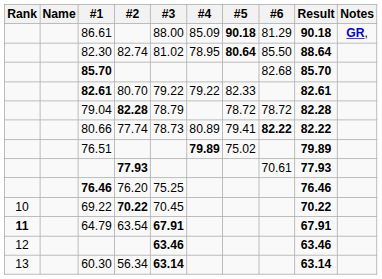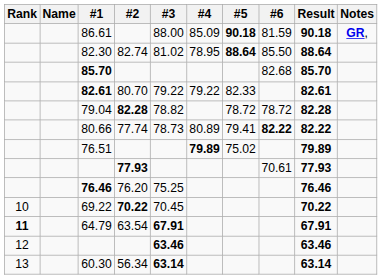(277, 33) 81.29 -> (277, 33) 81.59
(241, 52) 80.64 -> (241, 52) 88.64
(169, 110) 78.79 -> (169, 110) 78.82
